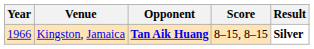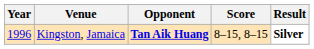(19, 34) 1966 -> (19, 34) 1996
